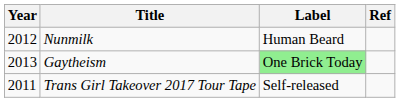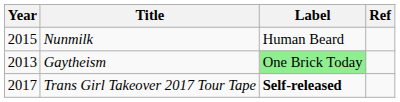(22, 39) 2012 -> (22, 39) 2015
(22, 85) 2011 -> (22, 85) 2017
(301, 85) normal -> (302, 85) bold
